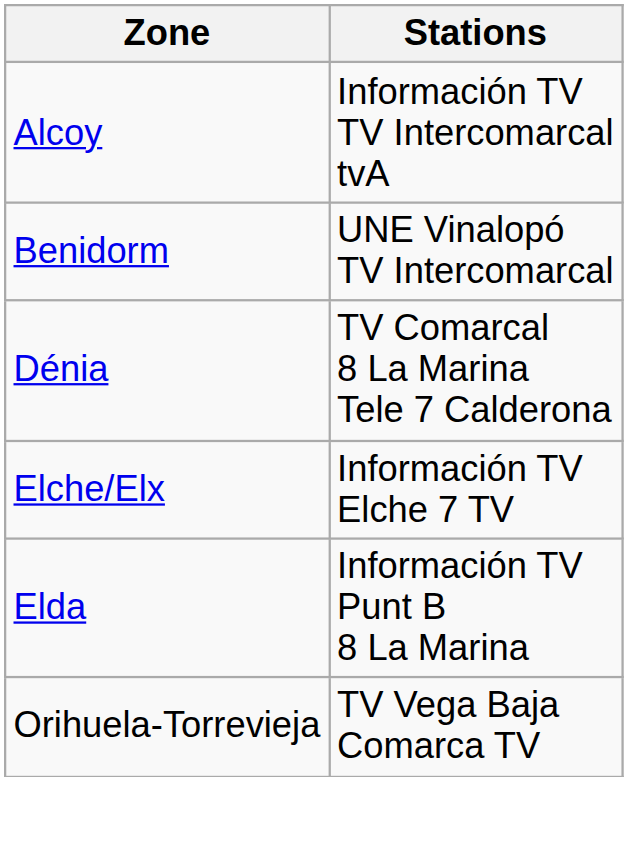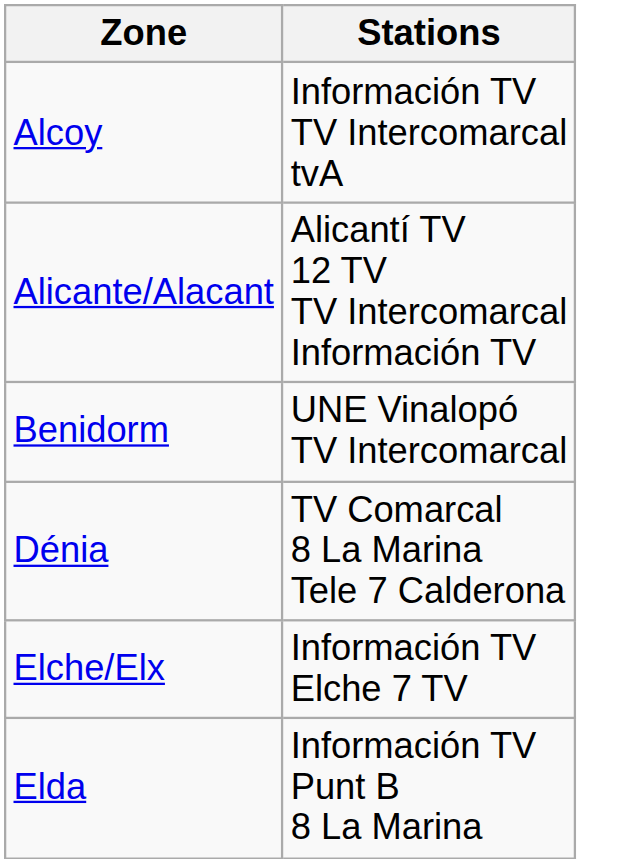+ row: (144, 291)
- row: (167, 726)
